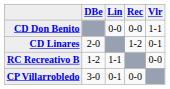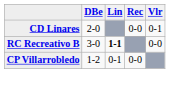- row: (47, 28)
(135, 44) 1-2 -> (135, 28) 0-0
(93, 60) 1-2 -> (93, 44) 3-0
(115, 60) normal -> (115, 44) bold
(93, 76) 3-0 -> (93, 60) 1-2
